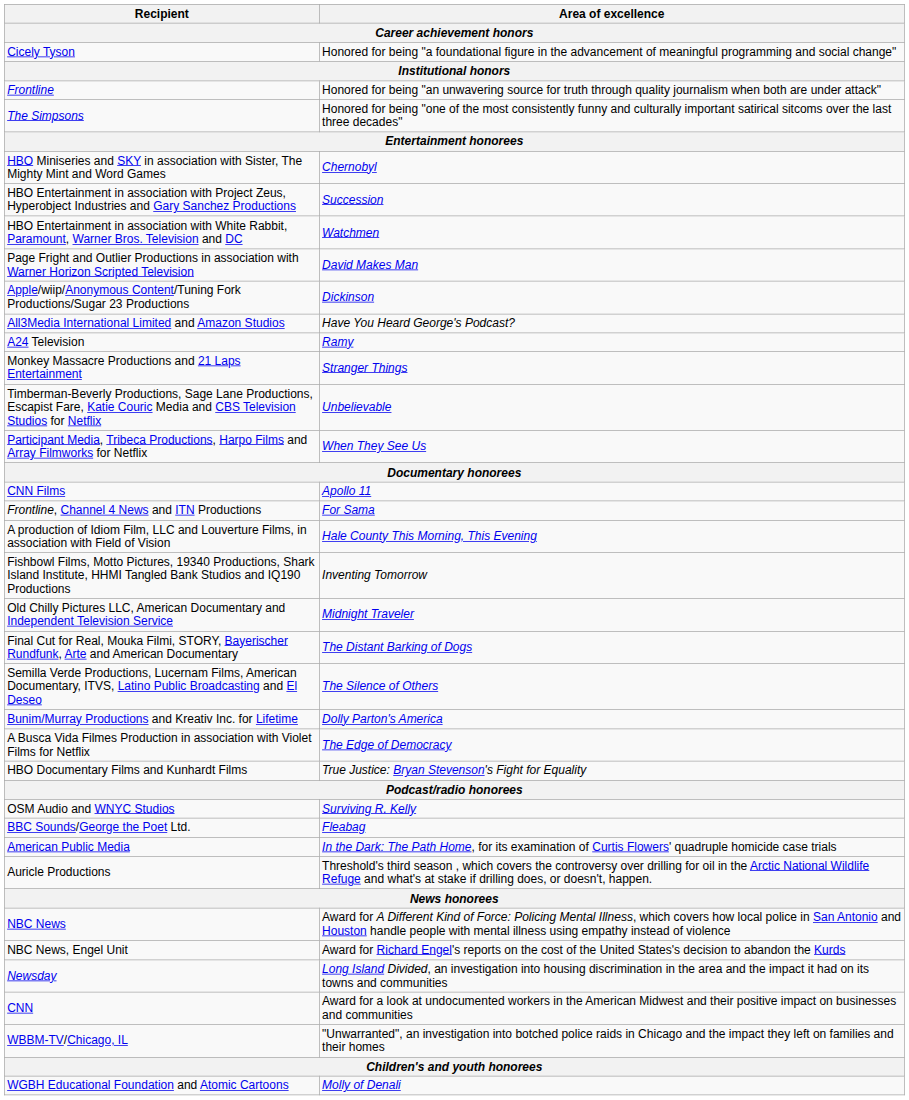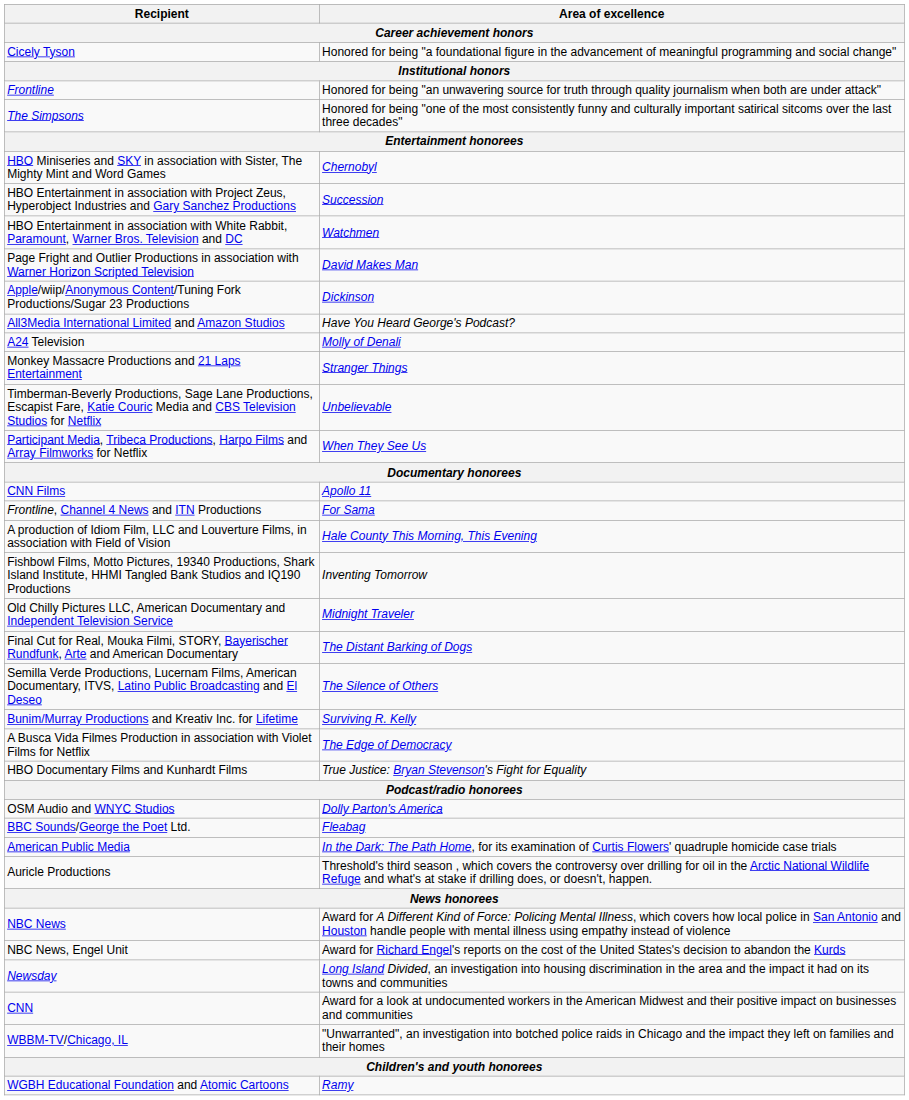(338, 342) Ramy -> (361, 342) Molly of Denali
(382, 719) Dolly Parton's America -> (369, 719) Surviving R. Kelly
(369, 808) Surviving R. Kelly -> (382, 808) Dolly Parton's America
(361, 1085) Molly of Denali -> (338, 1085) Ramy
